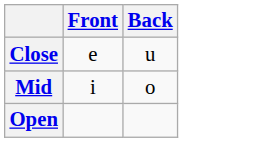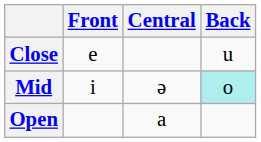+ column: (162, 20)
(150, 86) no background -> (228, 86) paleturquoise background
